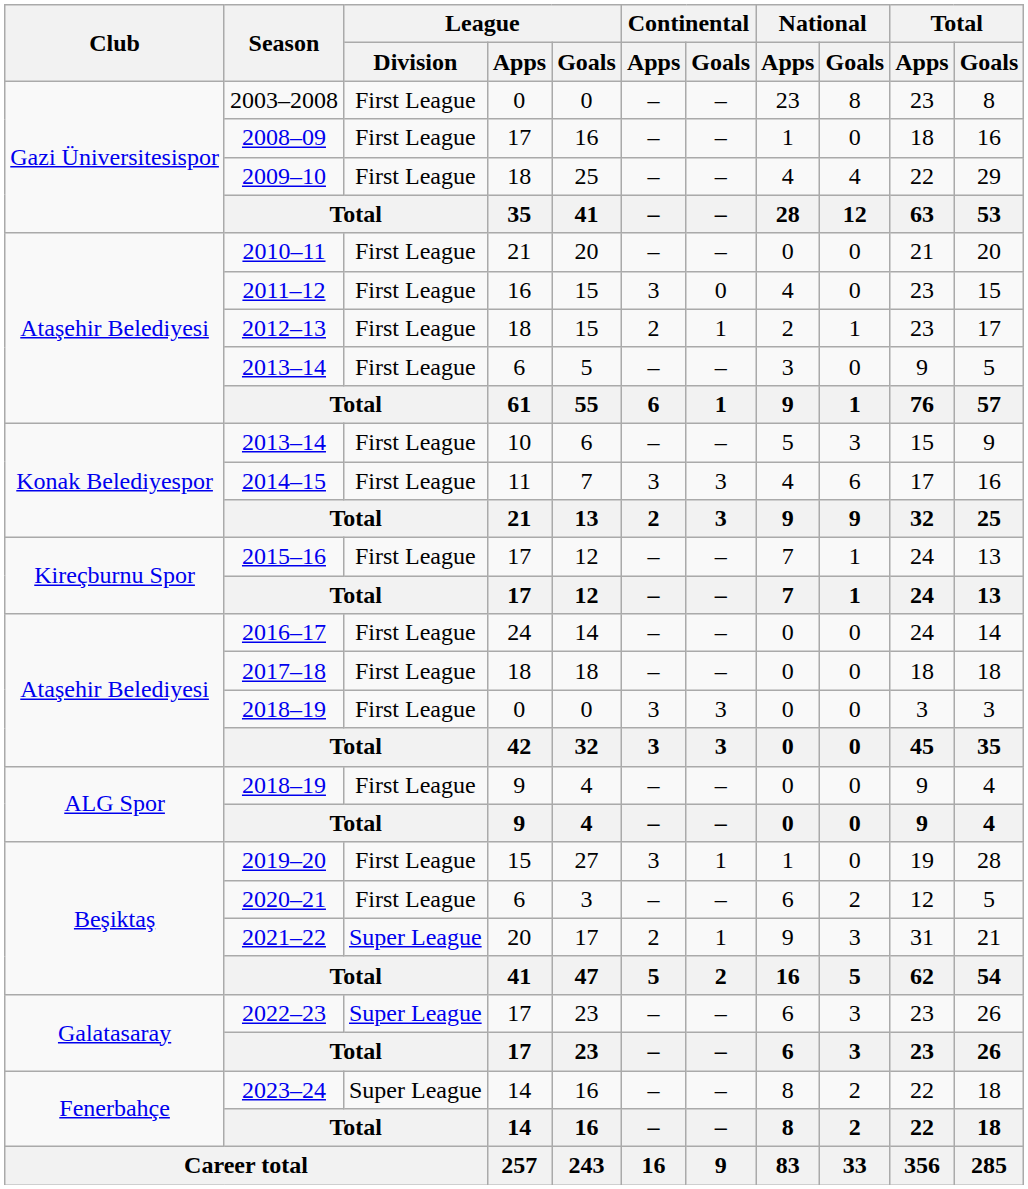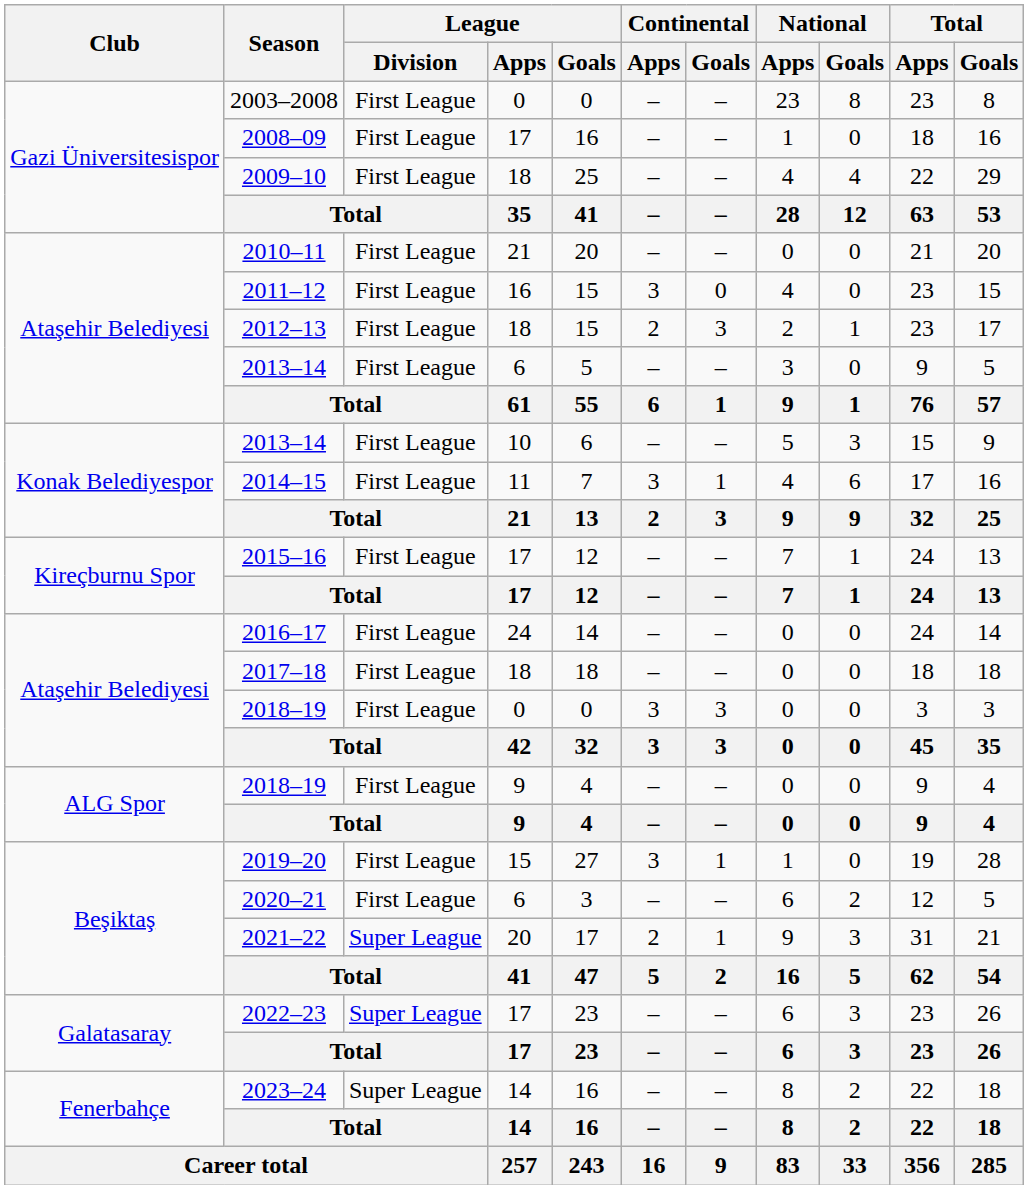(721, 328) 1 -> (721, 328) 3
(721, 480) 3 -> (721, 480) 1
